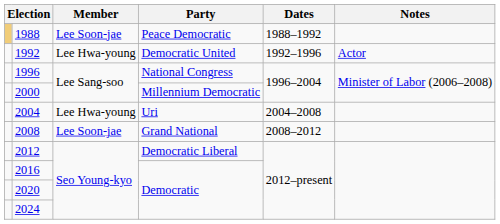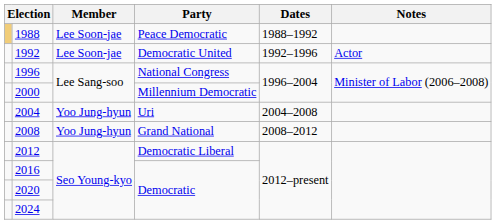(96, 53) Lee Hwa-young -> (89, 53) Lee Soon-jae
(96, 111) Lee Hwa-young -> (94, 111) Yoo Jung-hyun
(89, 131) Lee Soon-jae -> (94, 131) Yoo Jung-hyun
